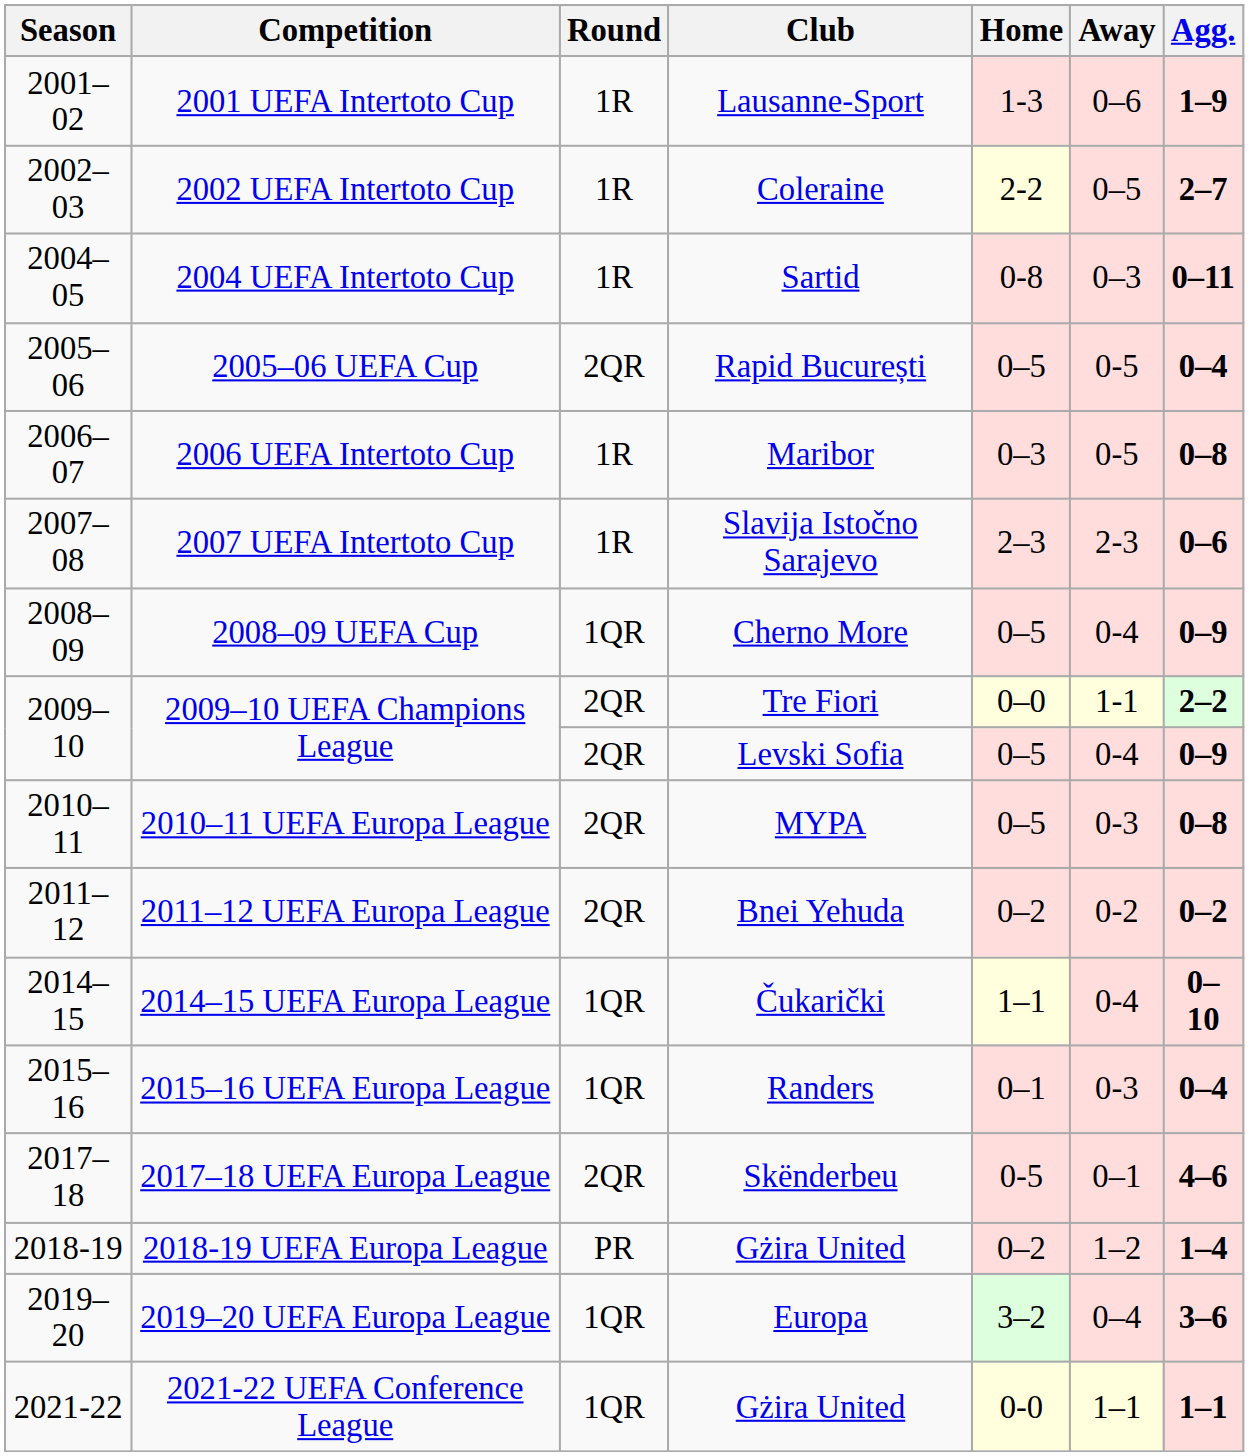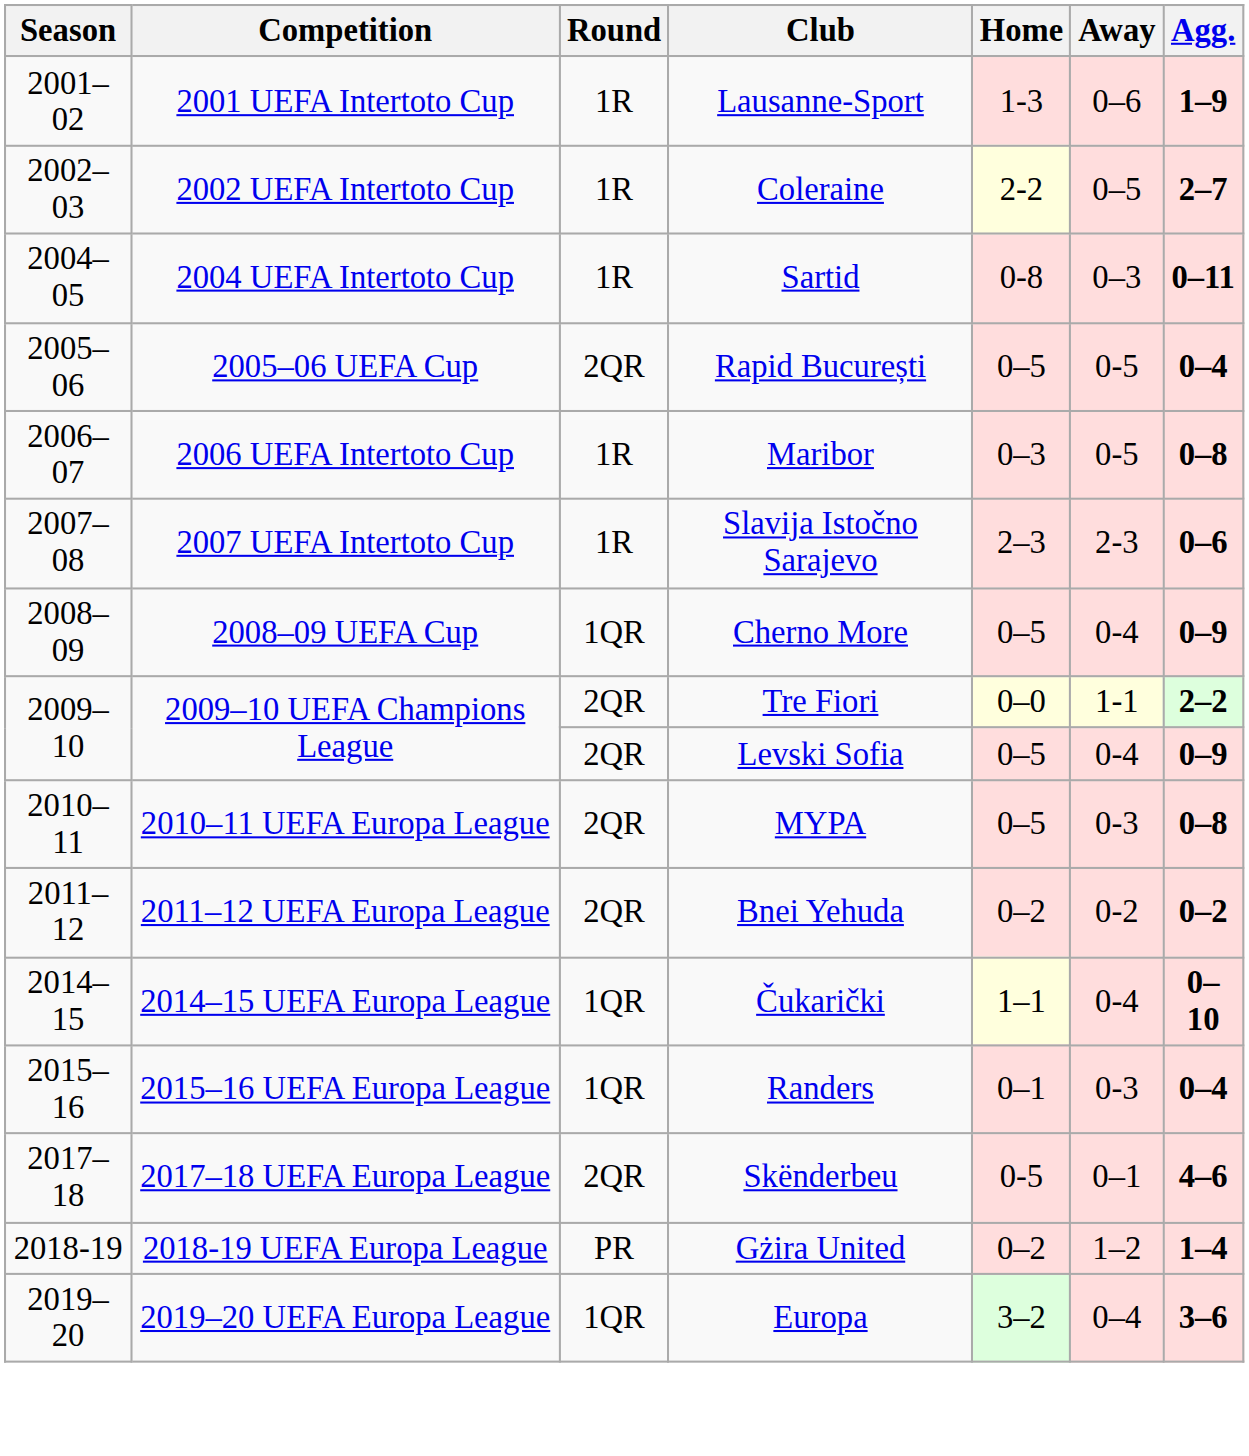- row: (345, 1406)
